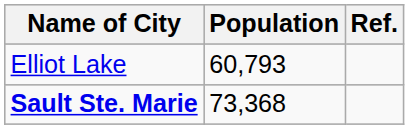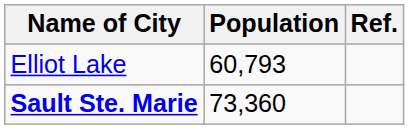(248, 104) 73,368 -> (248, 104) 73,360
